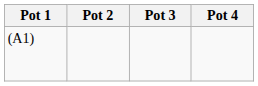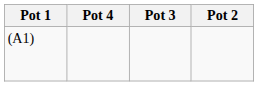columns swapped: (98, 15) <-> (223, 15)
